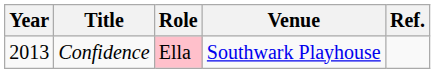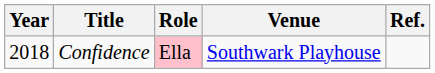(29, 52) 2013 -> (29, 52) 2018
